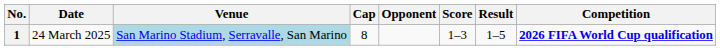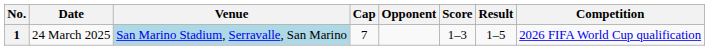(364, 34) 8 -> (364, 34) 7
(616, 34) bold -> (610, 34) normal
